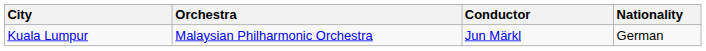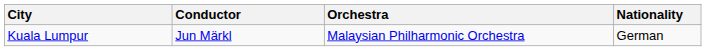columns swapped: (206, 14) <-> (498, 14)
